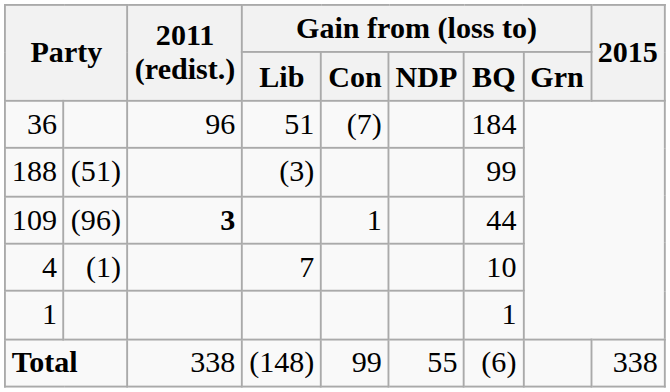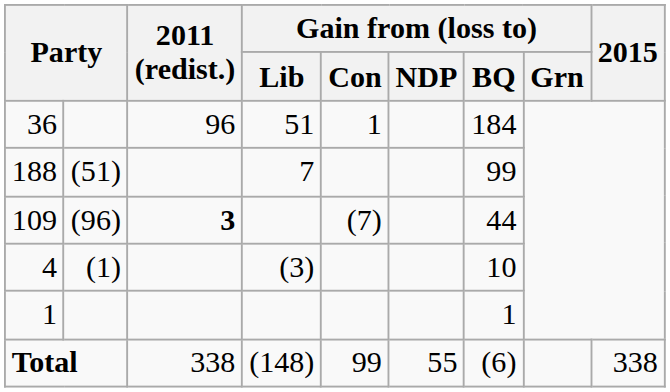(364, 123) (7) -> (374, 123) 1
(297, 171) (3) -> (307, 171) 7
(374, 219) 1 -> (364, 219) (7)
(307, 266) 7 -> (297, 266) (3)
